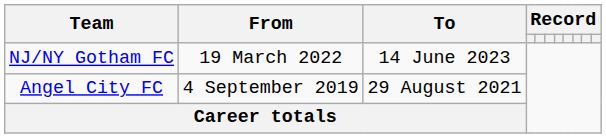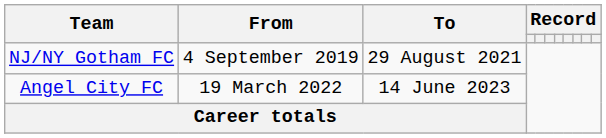(271, 58) 19 March 2022 -> (271, 58) 4 September 2019
(445, 58) 14 June 2023 -> (445, 58) 29 August 2021
(271, 88) 4 September 2019 -> (271, 88) 19 March 2022
(445, 88) 29 August 2021 -> (445, 88) 14 June 2023
